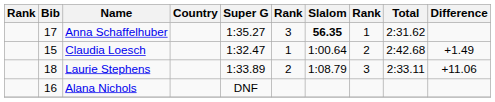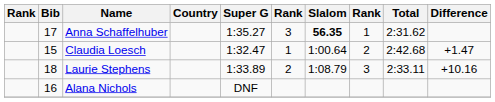(459, 50) +1.49 -> (459, 50) +1.47
(459, 69) +11.06 -> (459, 69) +10.16
